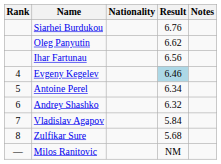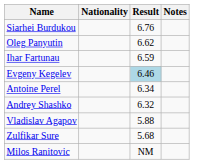- column: (18, 12)
(173, 58) 6.56 -> (146, 58) 6.59
(173, 120) 5.84 -> (146, 120) 5.88
